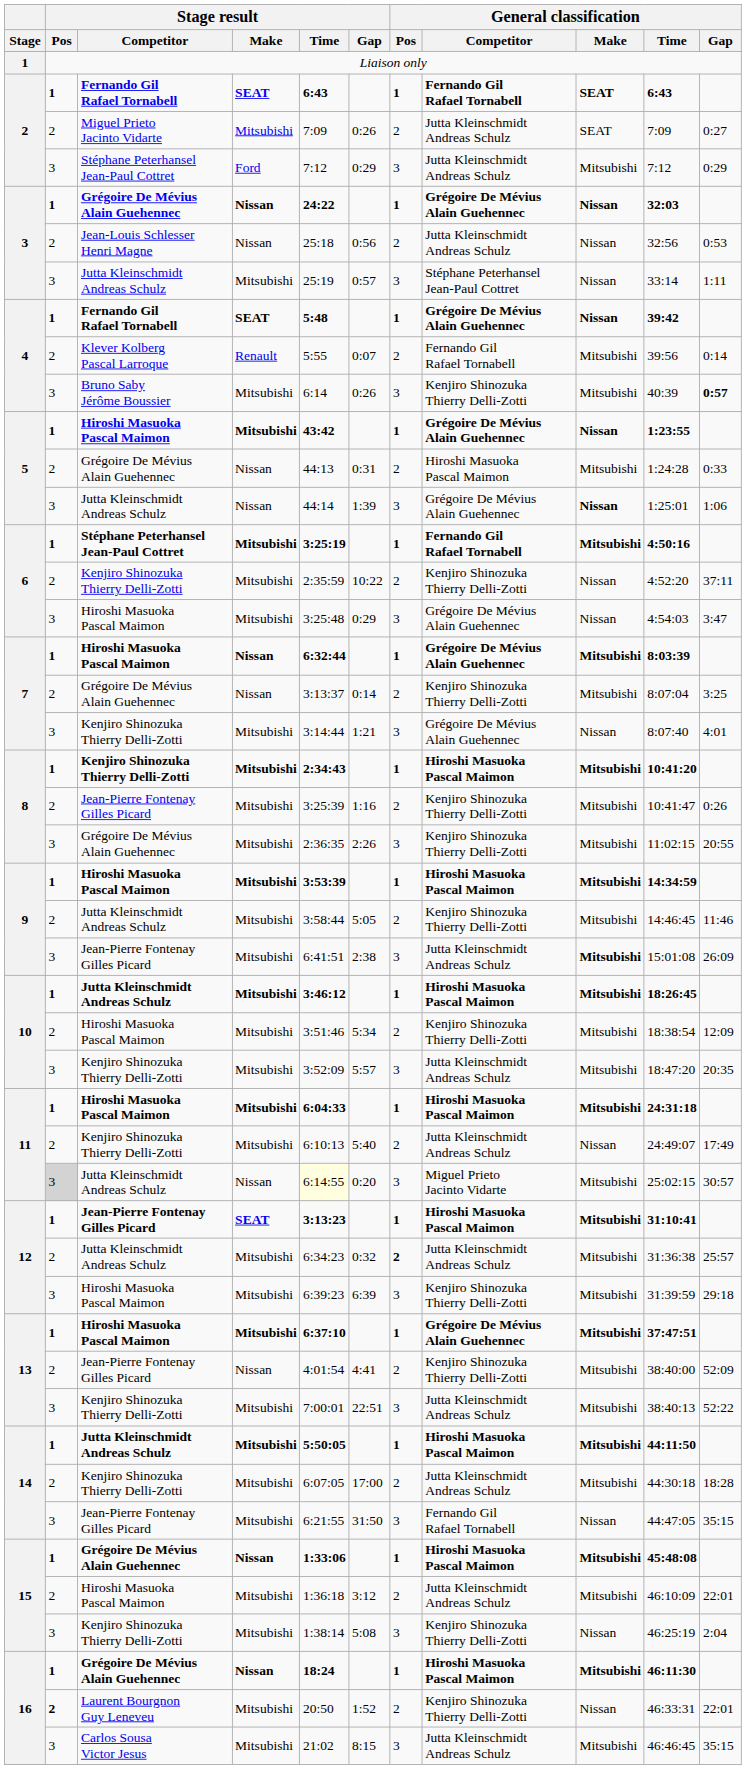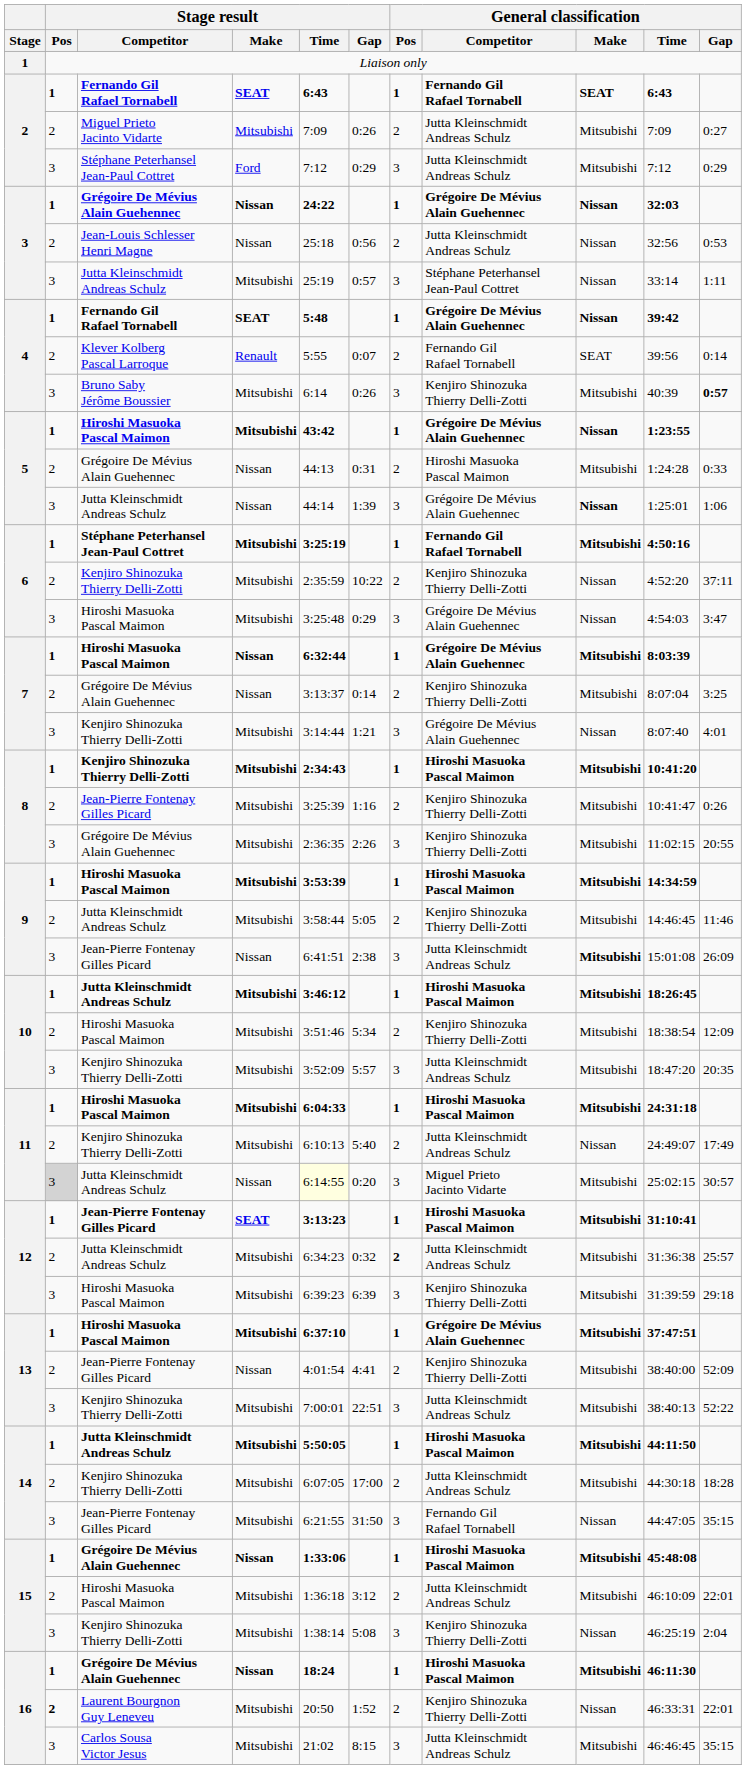(596, 129) SEAT -> (608, 129) Mitsubishi
(608, 355) Mitsubishi -> (596, 355) SEAT
(264, 956) Mitsubishi -> (253, 956) Nissan
